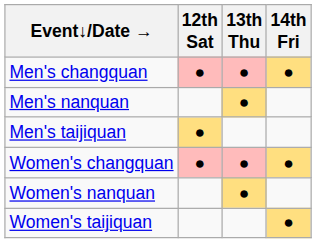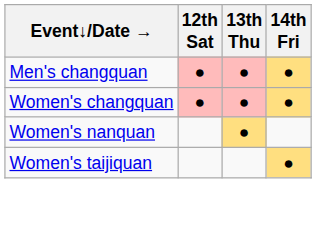- row: (69, 102)
- row: (68, 132)
